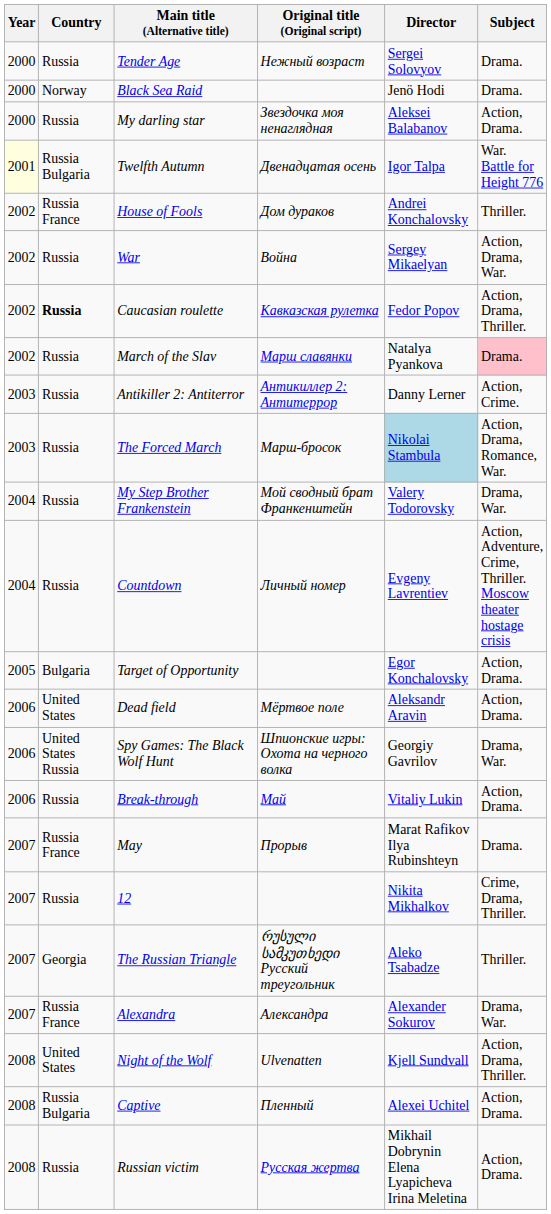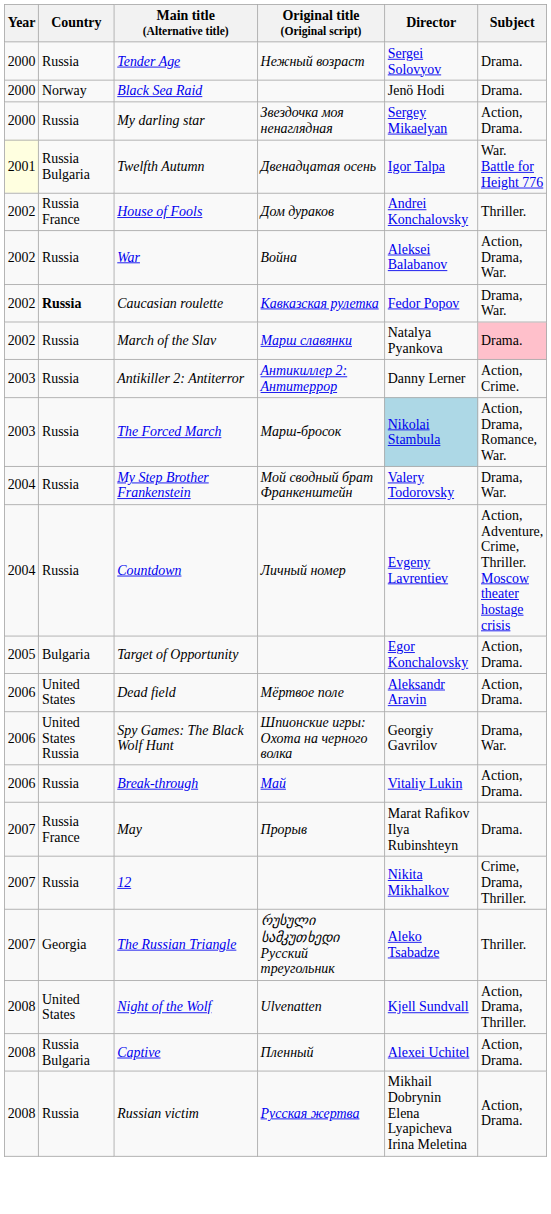(418, 120) Aleksei Balabanov -> (418, 120) Sergey Mikaelyan
(418, 257) Sergey Mikaelyan -> (418, 257) Aleksei Balabanov
(504, 311) Action, Drama, Thriller. -> (502, 303) Drama, War.
- row: (146, 1014)
